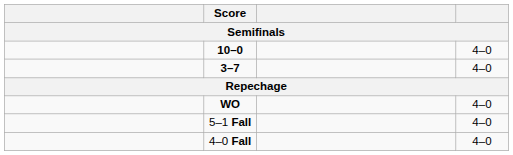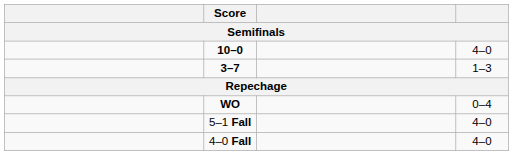(482, 68) 4–0 -> (482, 68) 1–3
(482, 104) 4–0 -> (482, 104) 0–4
